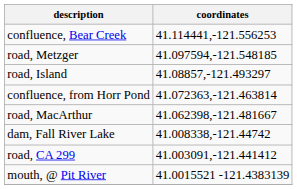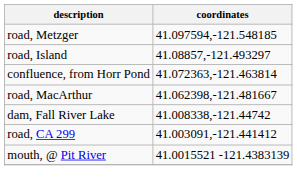- row: (67, 34)
